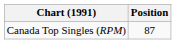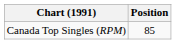(150, 30) 87 -> (150, 30) 85
